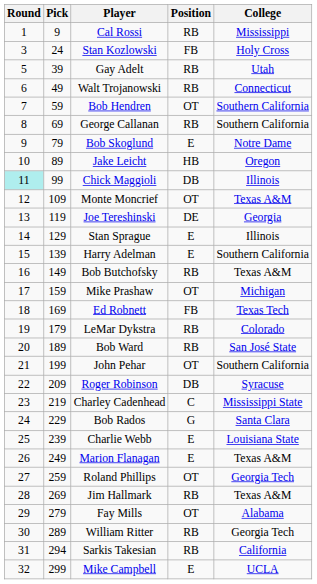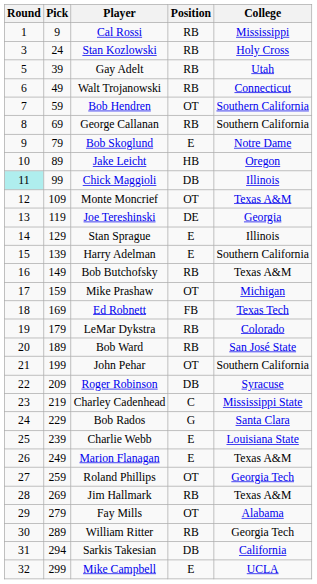(191, 50) FB -> (191, 50) RB
(191, 550) RB -> (191, 550) DB
